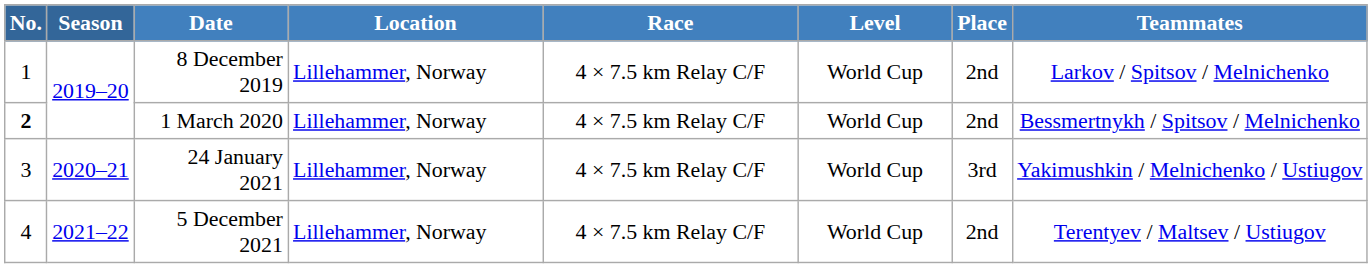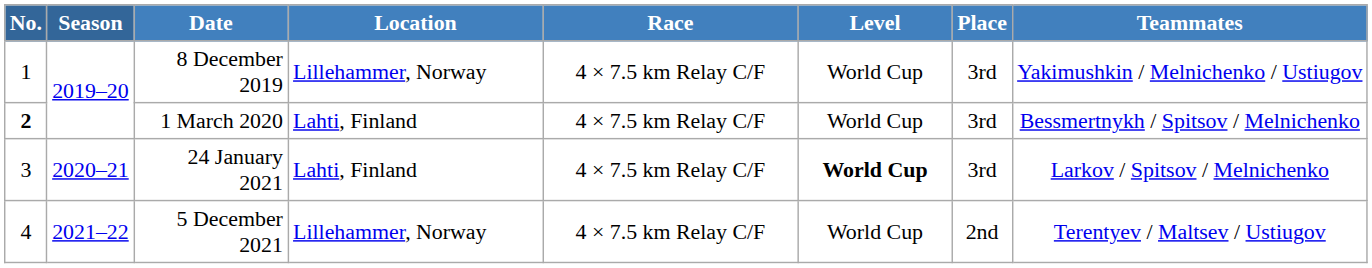(982, 71) 2nd -> (982, 71) 3rd
(1190, 71) Larkov / Spitsov / Melnichenko -> (1190, 71) Yakimushkin / Melnichenko / Ustiugov
(390, 120) Lillehammer, Norway -> (355, 120) Lahti, Finland
(982, 120) 2nd -> (982, 120) 3rd
(390, 169) Lillehammer, Norway -> (355, 169) Lahti, Finland
(875, 169) normal -> (875, 169) bold
(1190, 169) Yakimushkin / Melnichenko / Ustiugov -> (1190, 169) Larkov / Spitsov / Melnichenko
